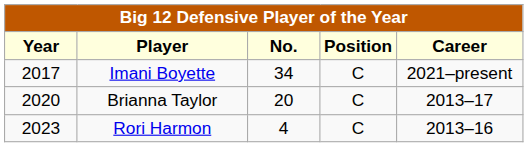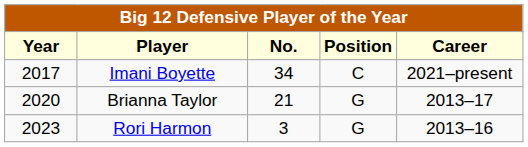(284, 100) 20 -> (284, 100) 21
(358, 100) C -> (358, 100) G
(284, 127) 4 -> (284, 127) 3
(358, 127) C -> (358, 127) G
